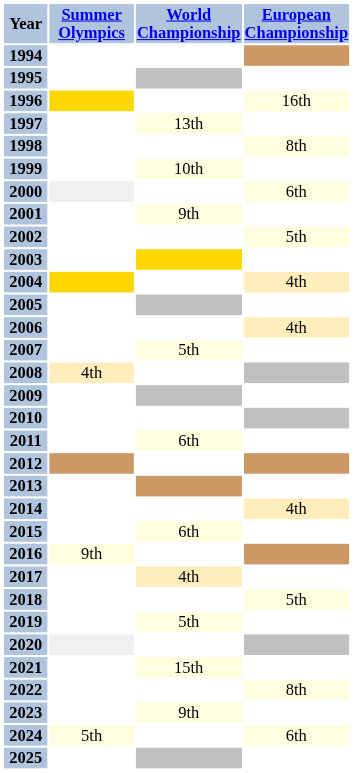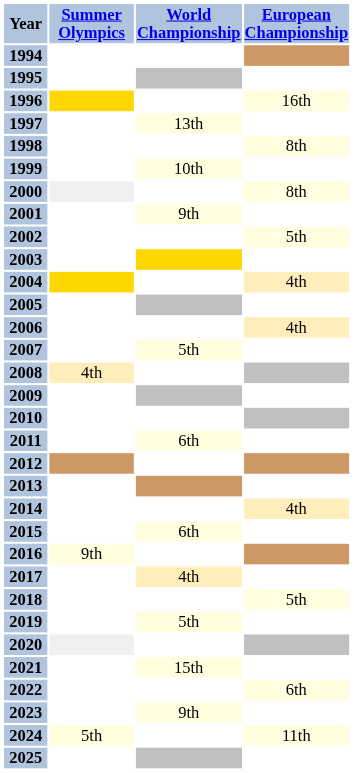(296, 191) 6th -> (296, 191) 8th
(296, 690) 8th -> (296, 690) 6th
(296, 735) 6th -> (296, 735) 11th
